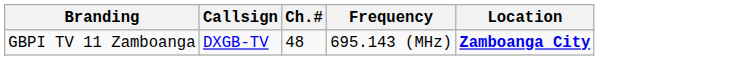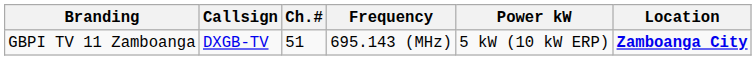+ column: (534, 17)
(295, 43) 48 -> (295, 43) 51
